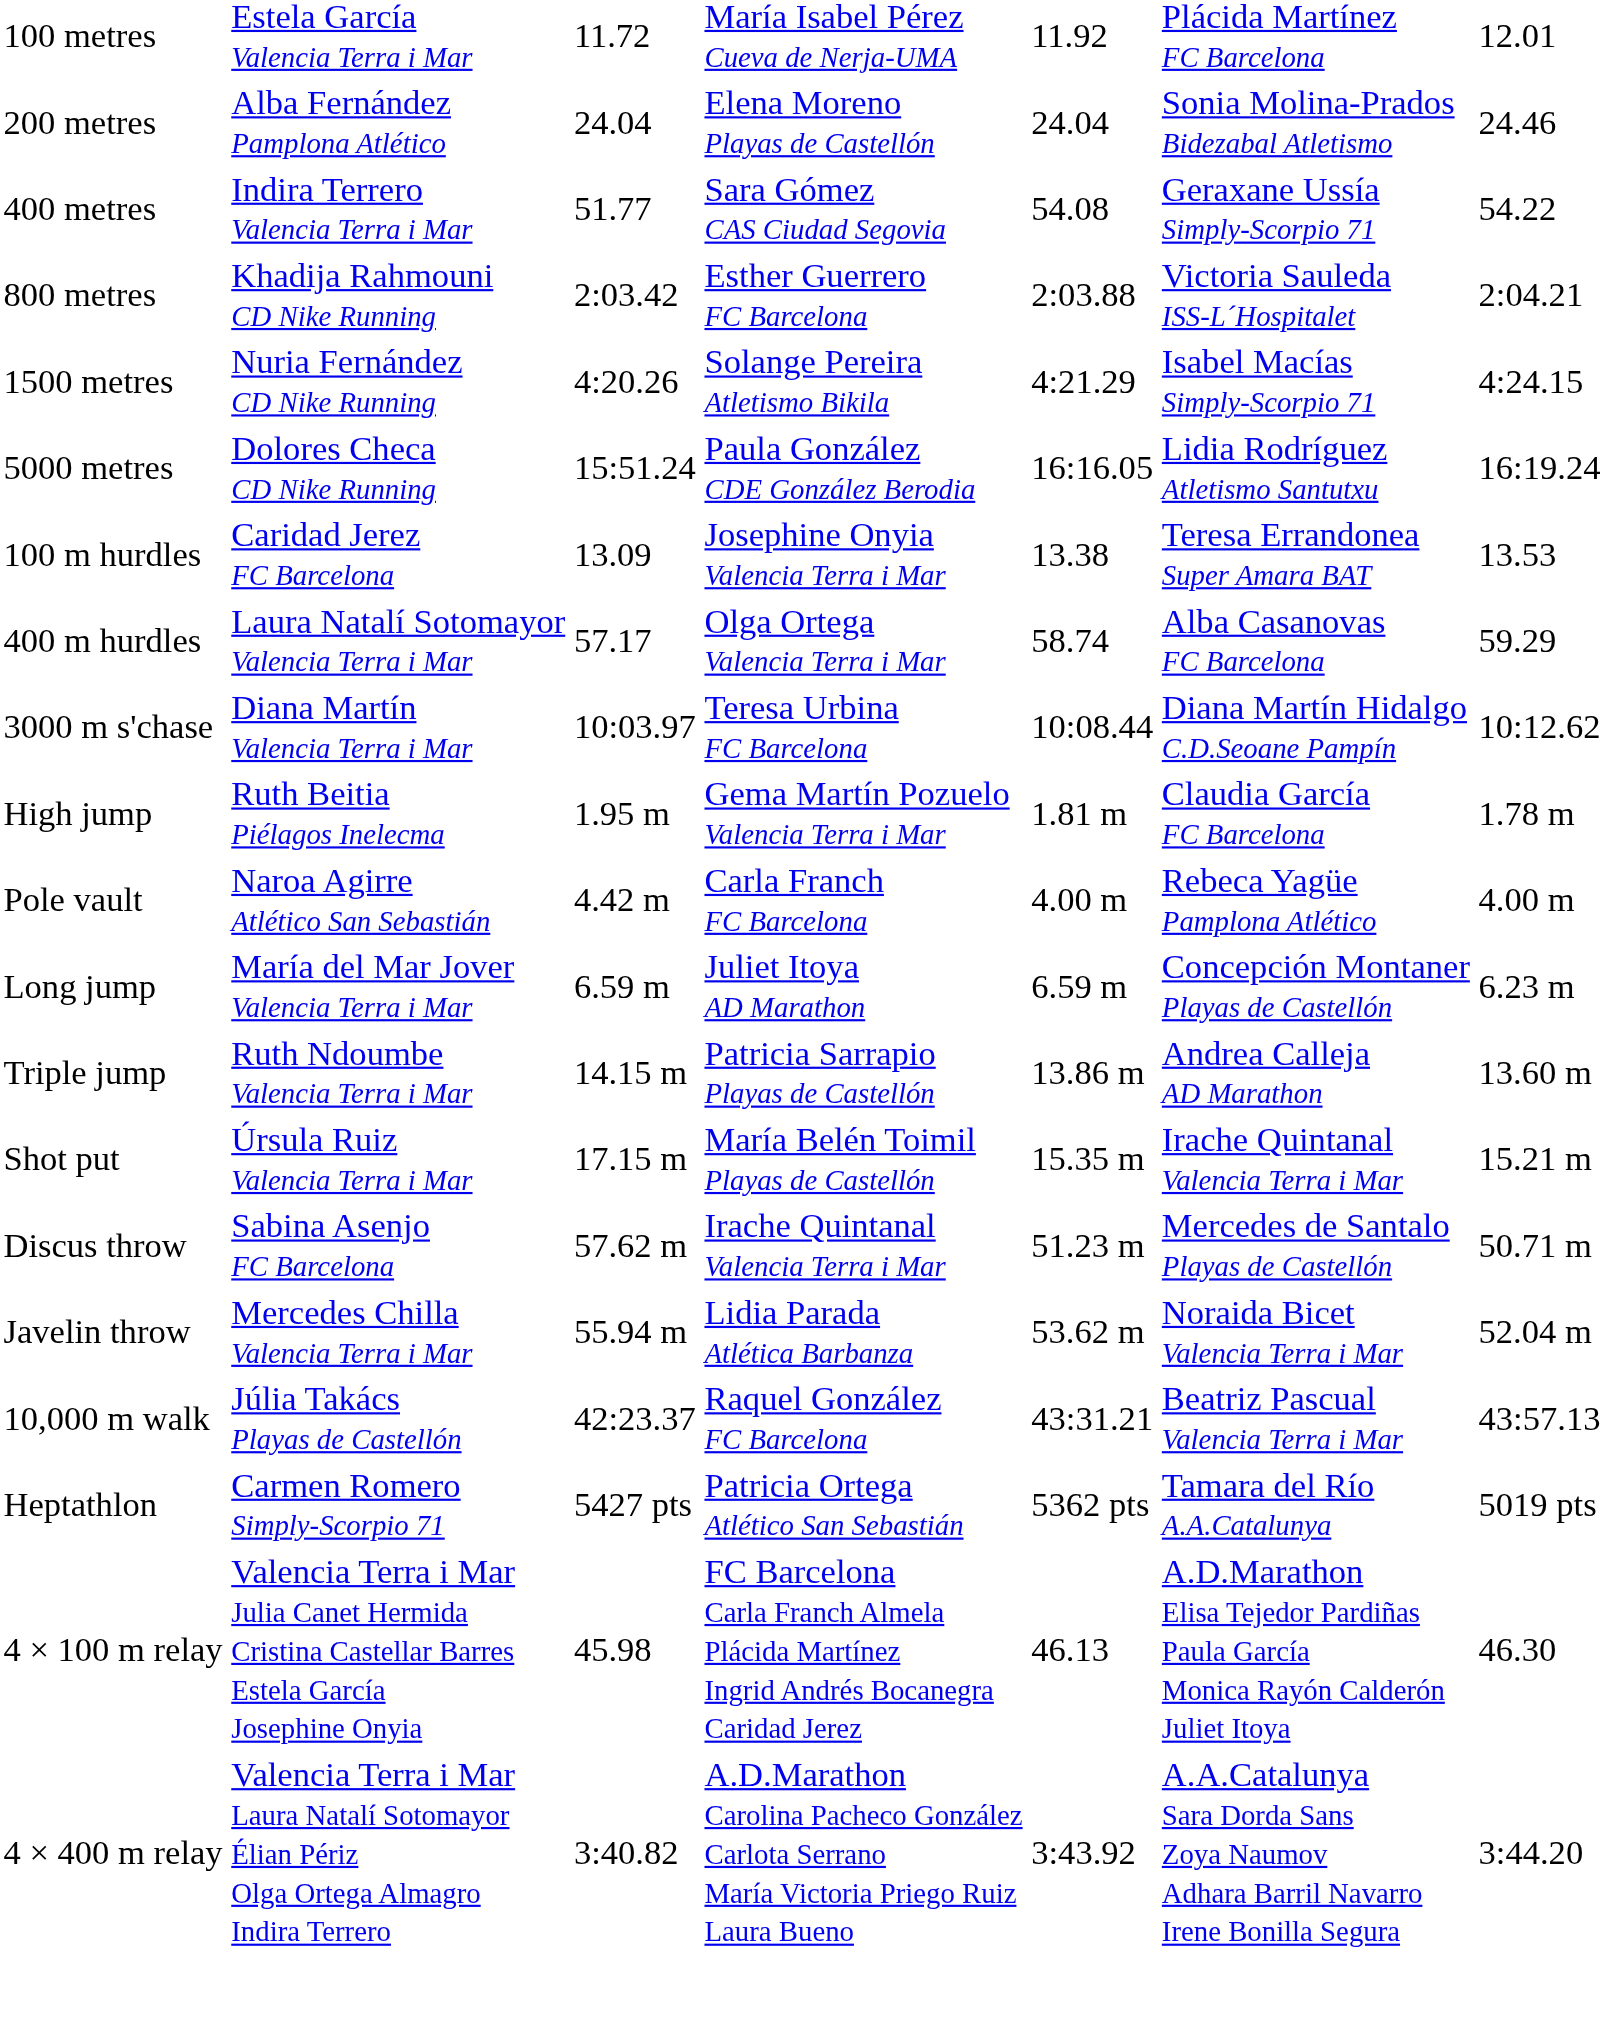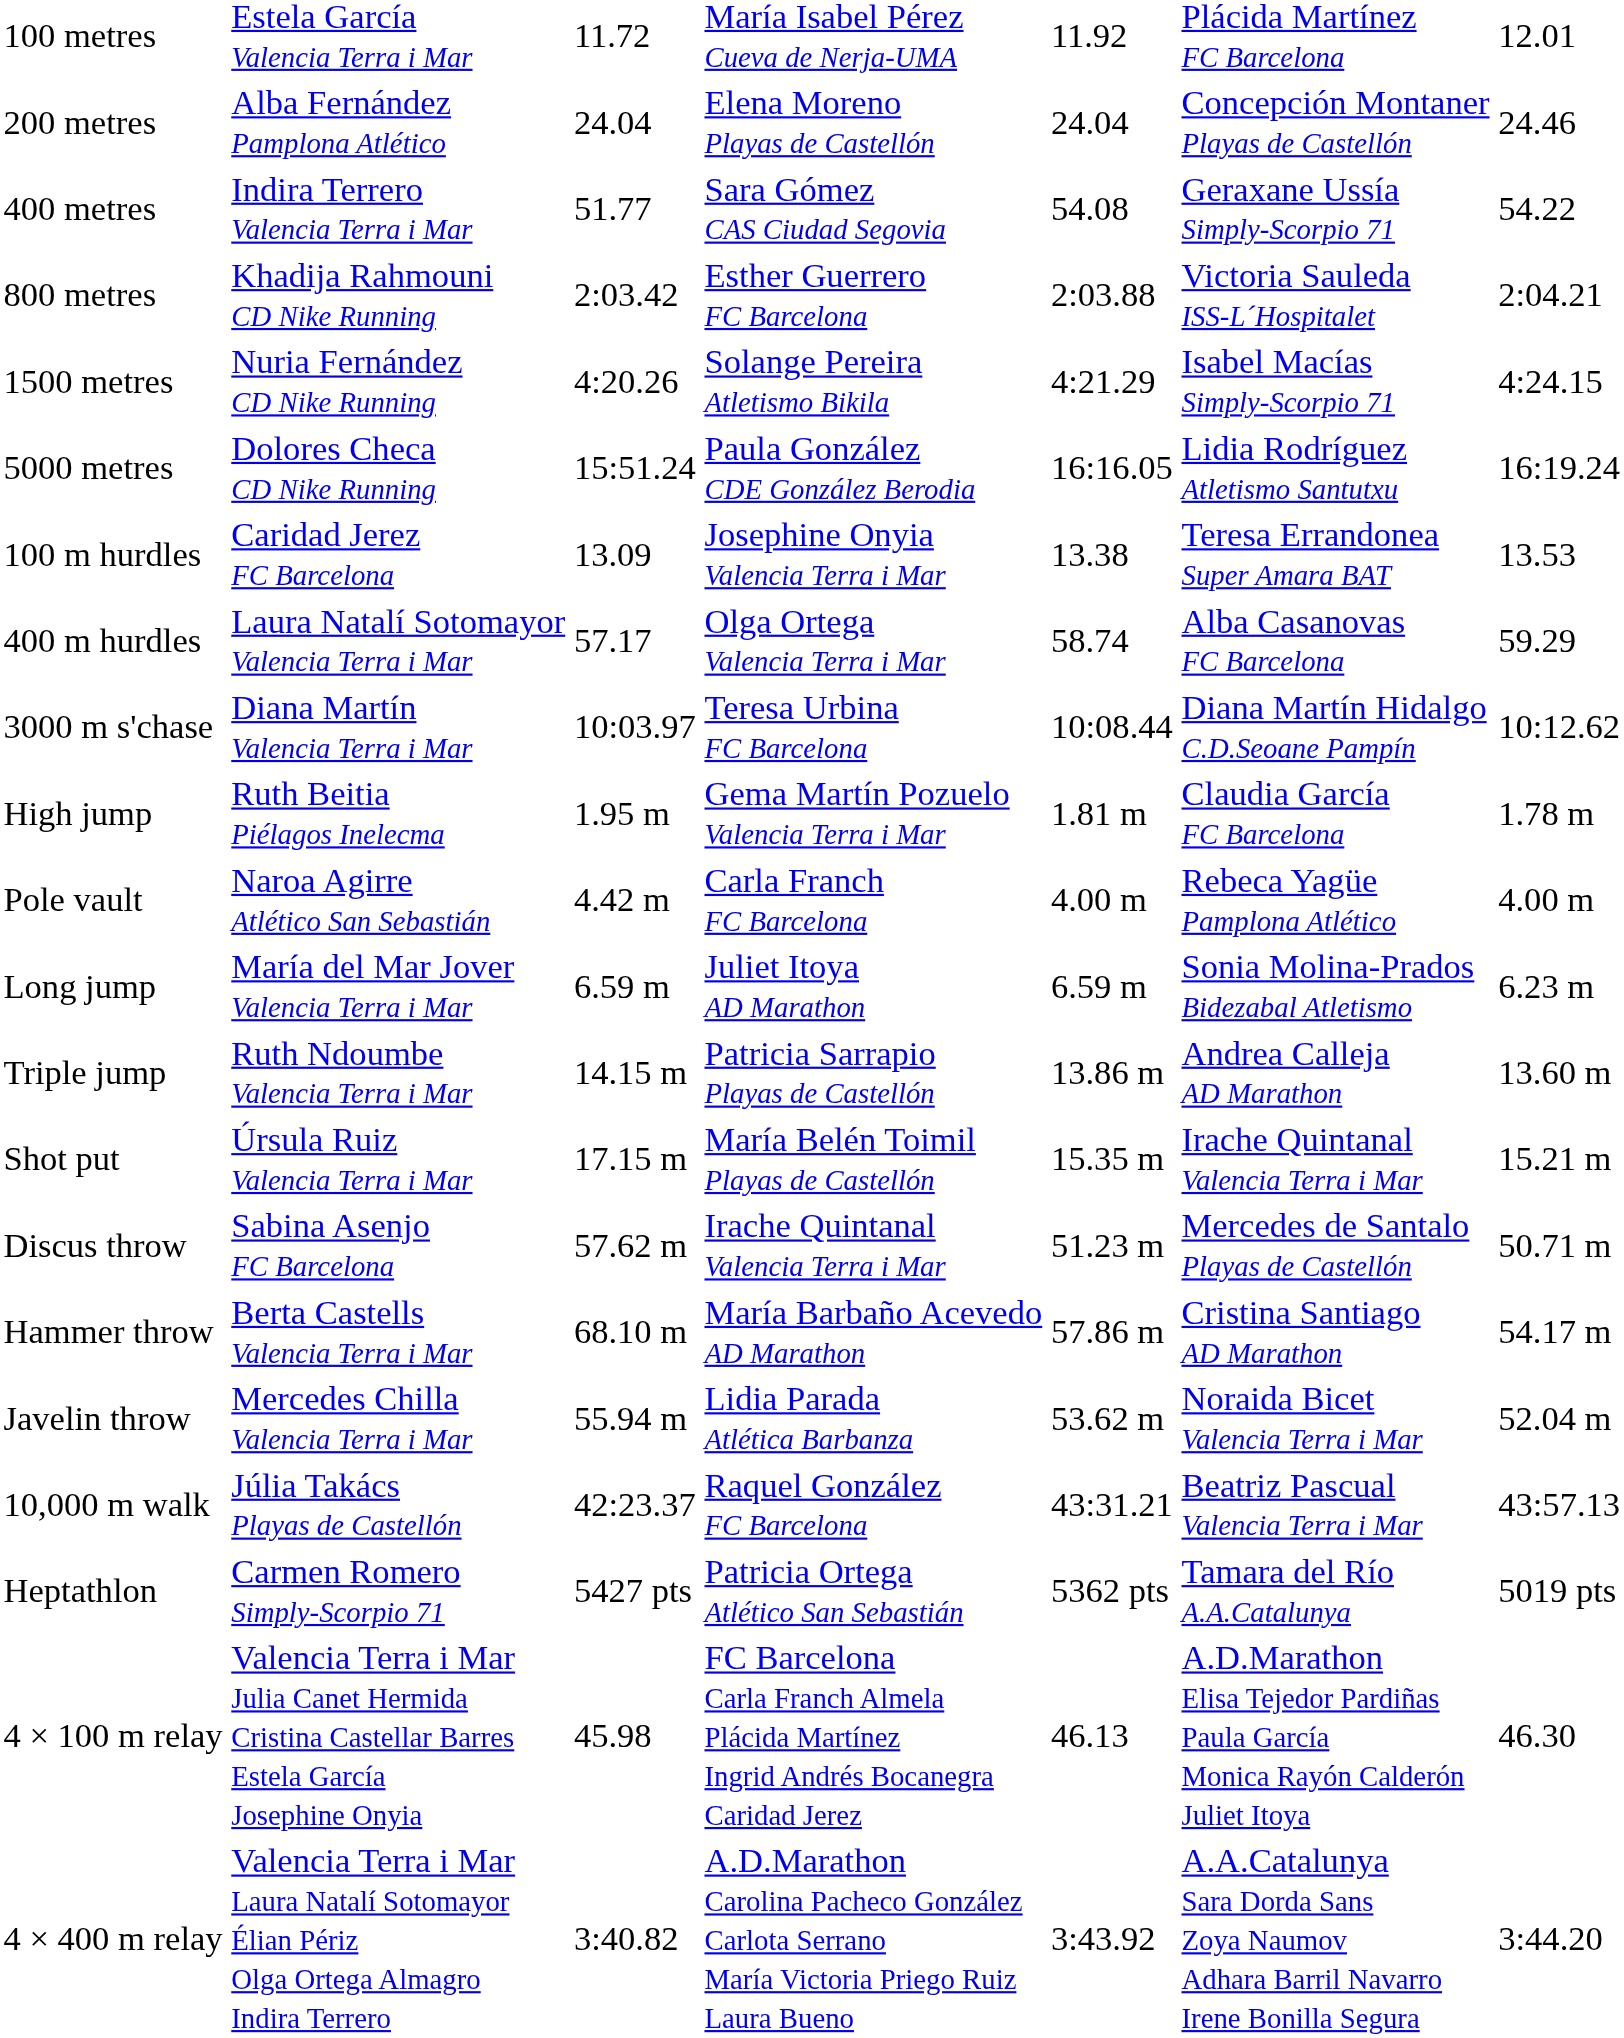(1308, 122) Sonia Molina-Prados Bidezabal Atletismo -> (1336, 122) Concepción Montaner Playas de Castellón
(1316, 986) Concepción Montaner Playas de Castellón -> (1328, 986) Sonia Molina-Prados Bidezabal Atletismo
+ row: (109, 1331)
